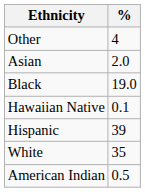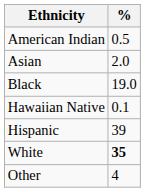rows swapped: (56, 175) <-> (24, 38)
(119, 152) normal -> (119, 152) bold
